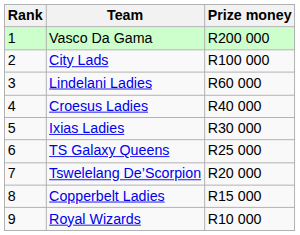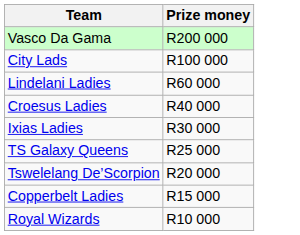- column: (25, 15)
